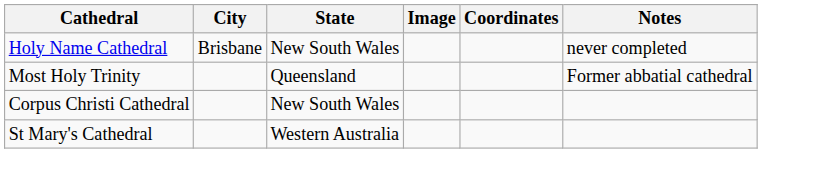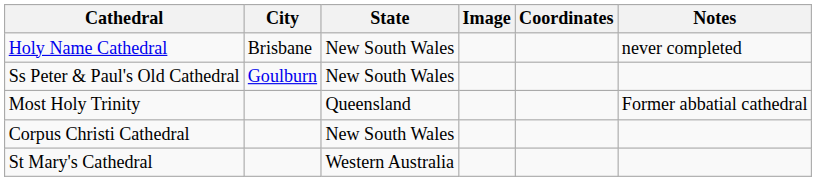+ row: (124, 76)
